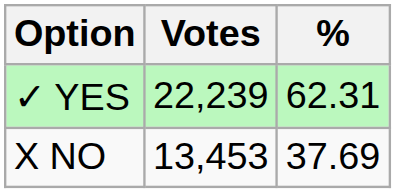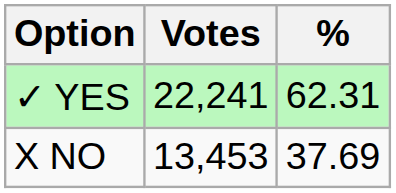(211, 95) 22,239 -> (211, 95) 22,241
